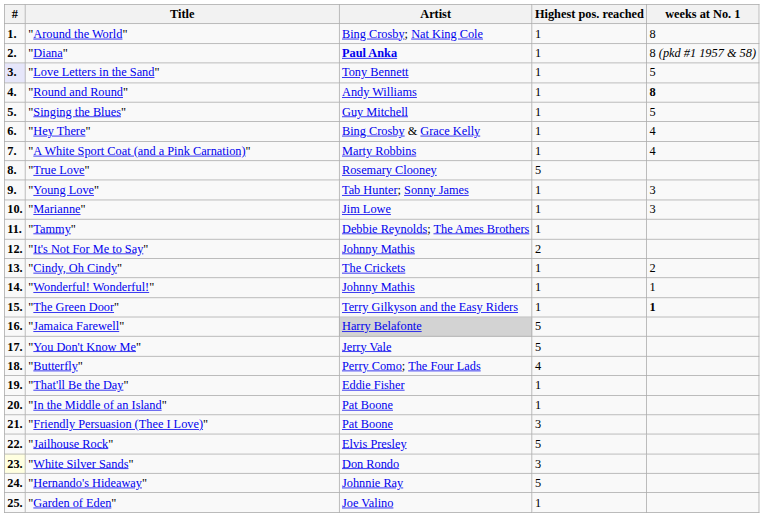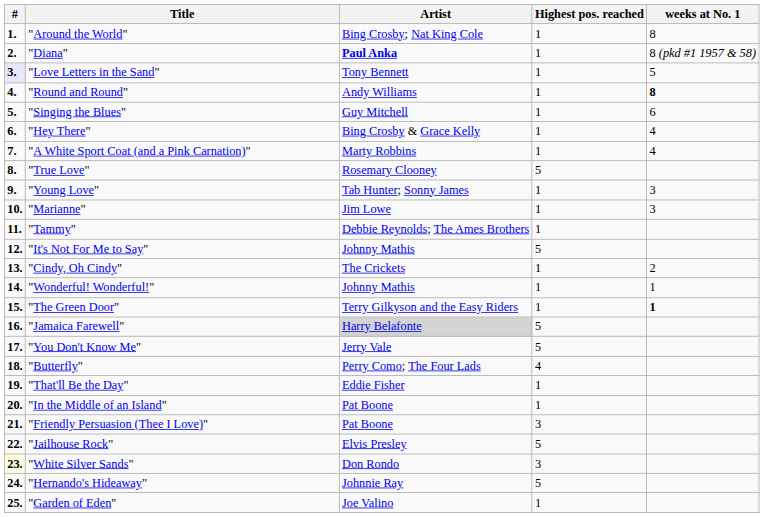(653, 111) 5 -> (653, 111) 6
(538, 248) 2 -> (538, 248) 5
